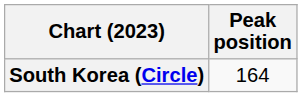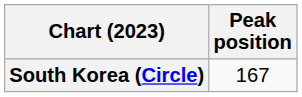(253, 75) 164 -> (253, 75) 167
